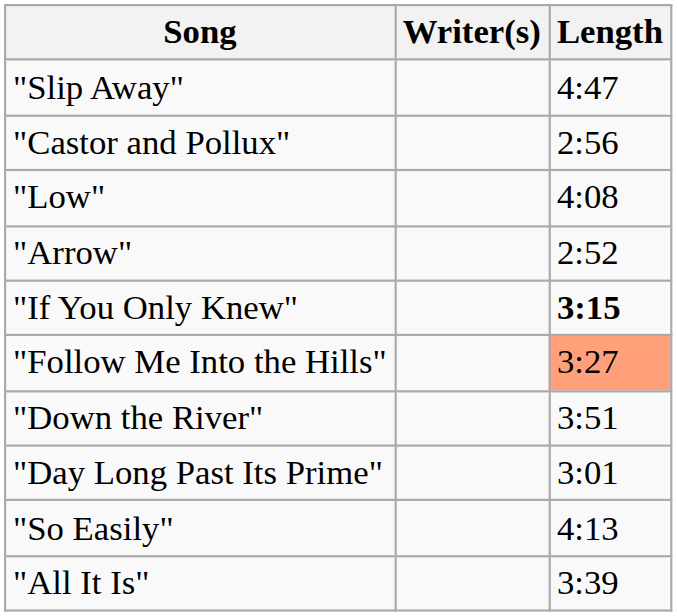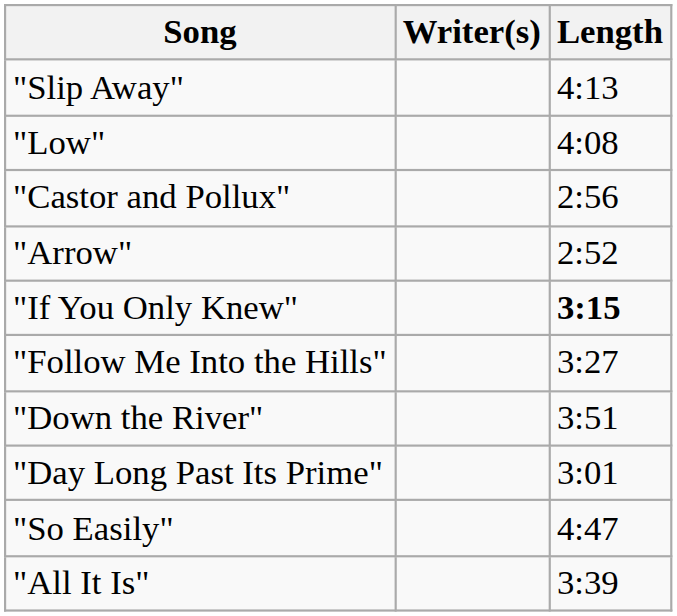(588, 87) 4:47 -> (588, 87) 4:13
rows swapped: (59, 197) <-> (152, 142)
(588, 362) lightsalmon background -> (588, 362) no background
(588, 527) 4:13 -> (588, 527) 4:47
